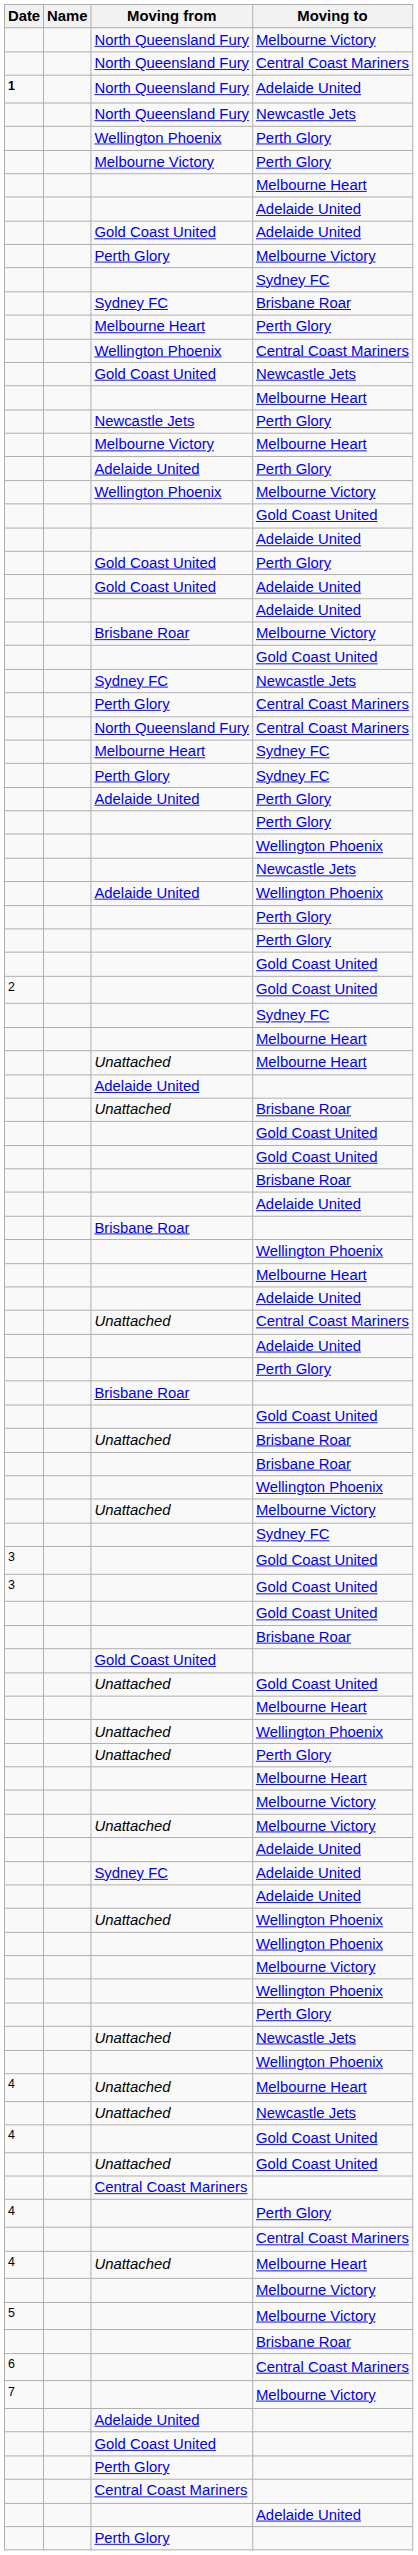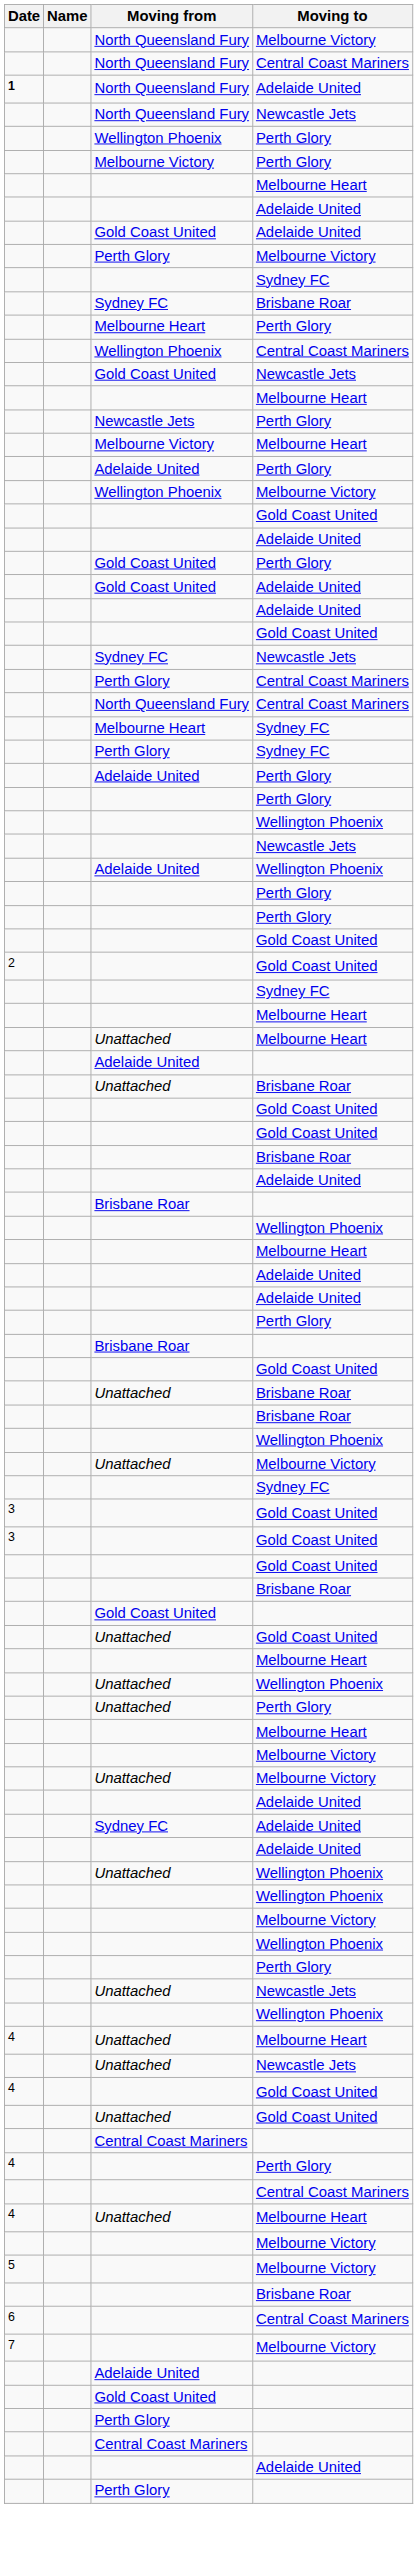- row: (142, 633)
- row: (132, 1322)
